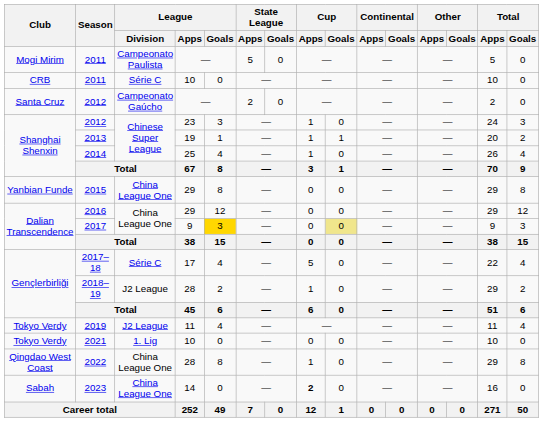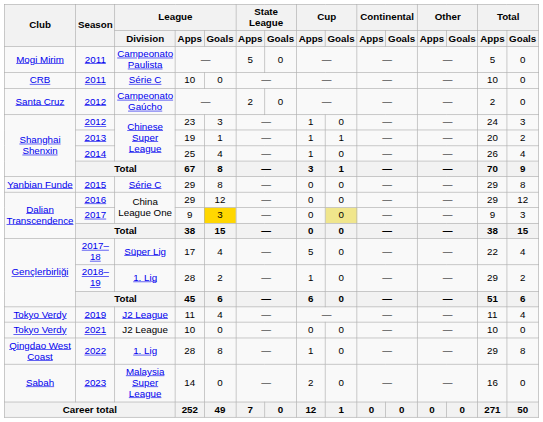(145, 189) China League One -> (145, 184) Série C
(145, 262) Série C -> (145, 251) Süper Lig
(145, 289) J2 League -> (145, 278) 1. Lig
(145, 341) 1. Lig -> (145, 330) J2 League
(145, 362) China League One -> (145, 351) 1. Lig
(145, 388) China League One -> (145, 383) Malaysia Super League
(311, 388) bold -> (311, 383) normal
